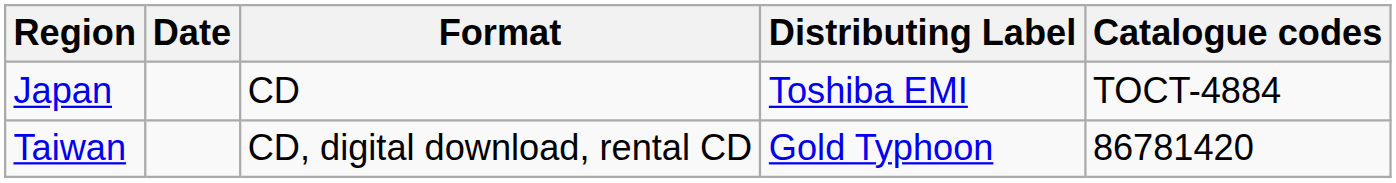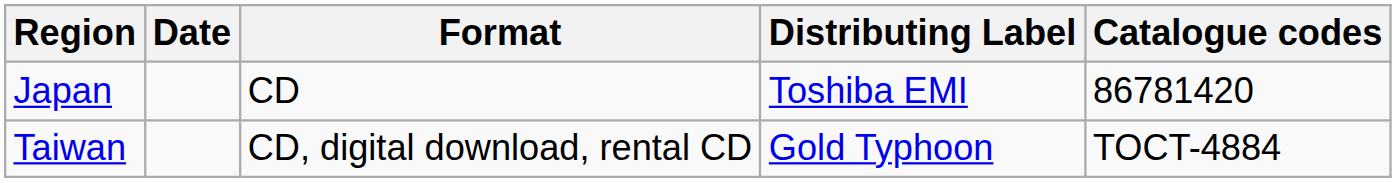(1187, 90) TOCT-4884 -> (1173, 90) 86781420
(1173, 147) 86781420 -> (1187, 147) TOCT-4884
